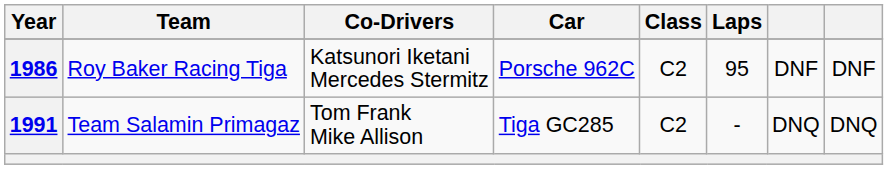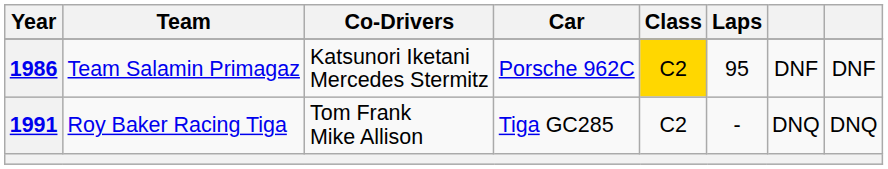(177, 68) Roy Baker Racing Tiga -> (184, 68) Team Salamin Primagaz
(673, 68) no background -> (673, 68) gold background
(184, 126) Team Salamin Primagaz -> (177, 126) Roy Baker Racing Tiga
